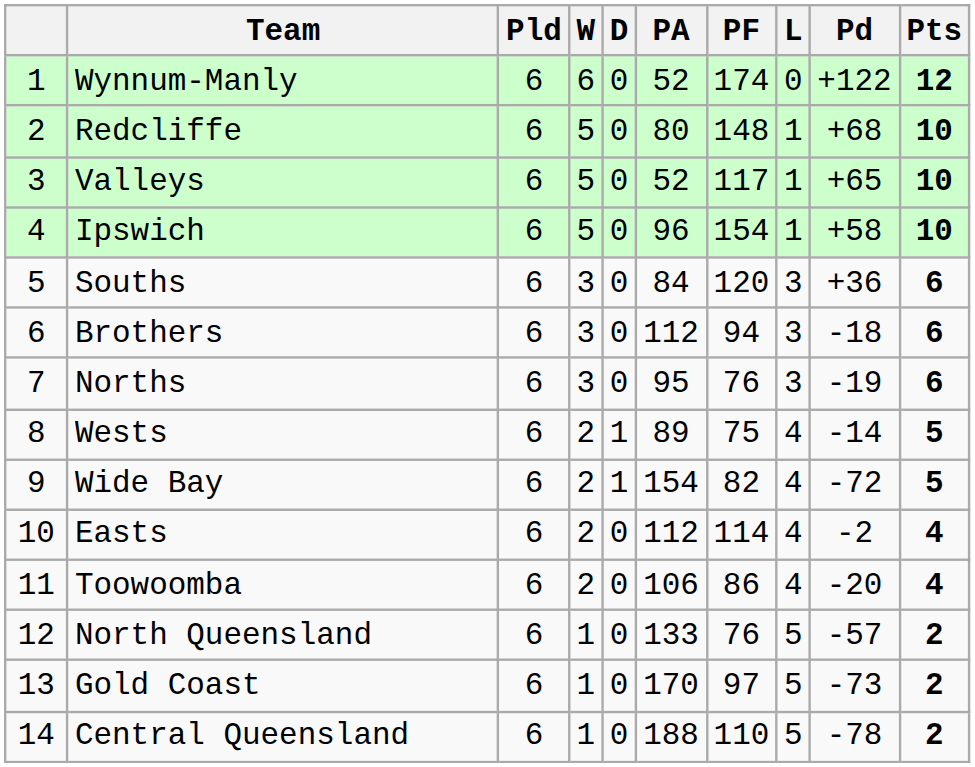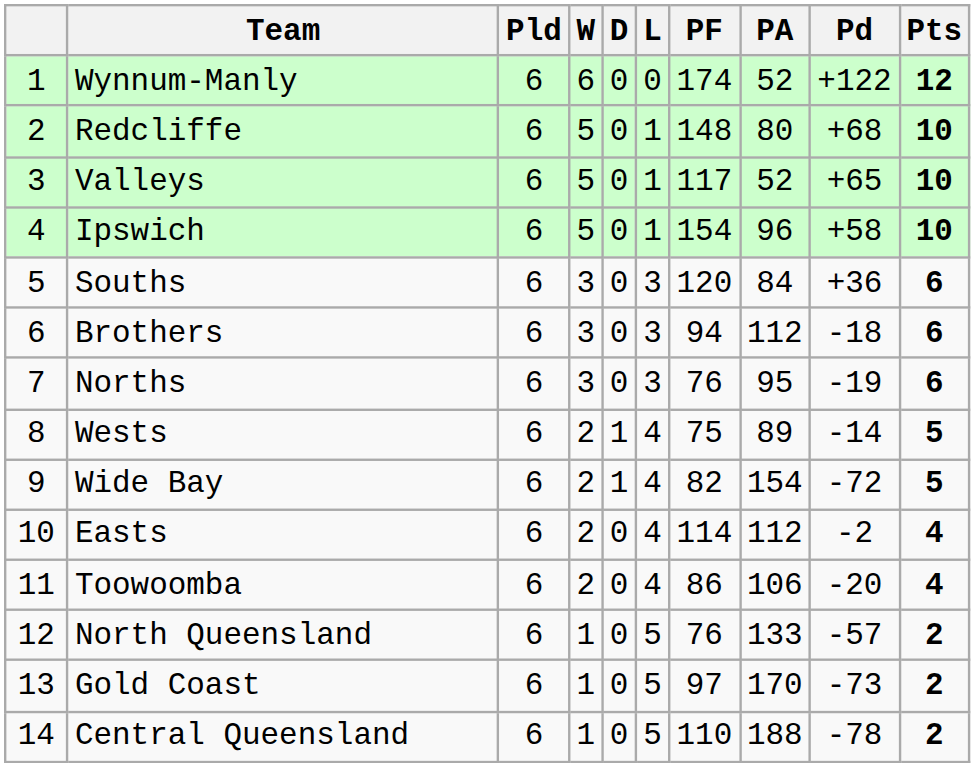columns swapped: (793, 30) <-> (671, 30)
